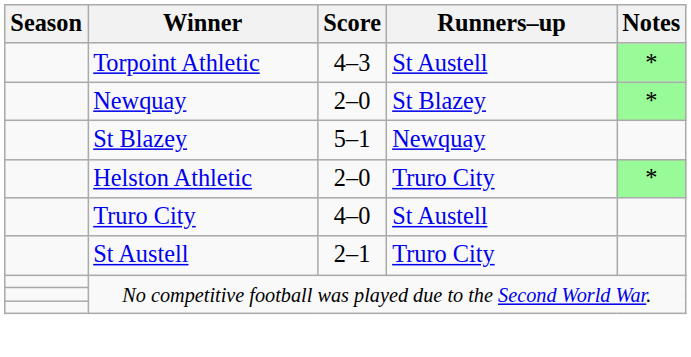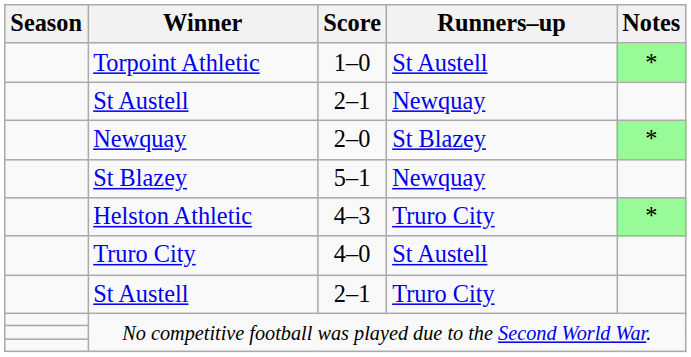(352, 62) 4–3 -> (352, 62) 1–0
+ row: (141, 100)
(352, 178) 2–0 -> (352, 216) 4–3
